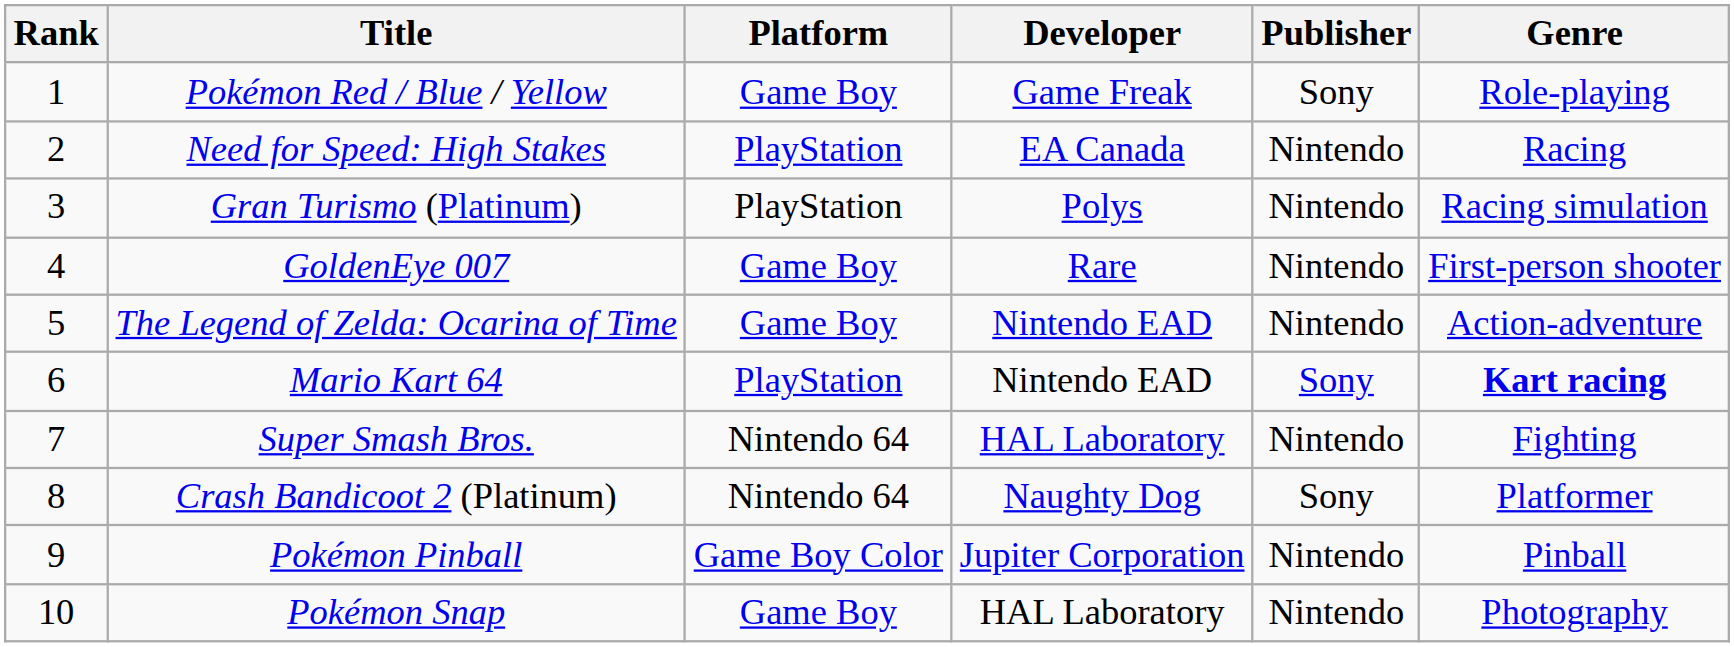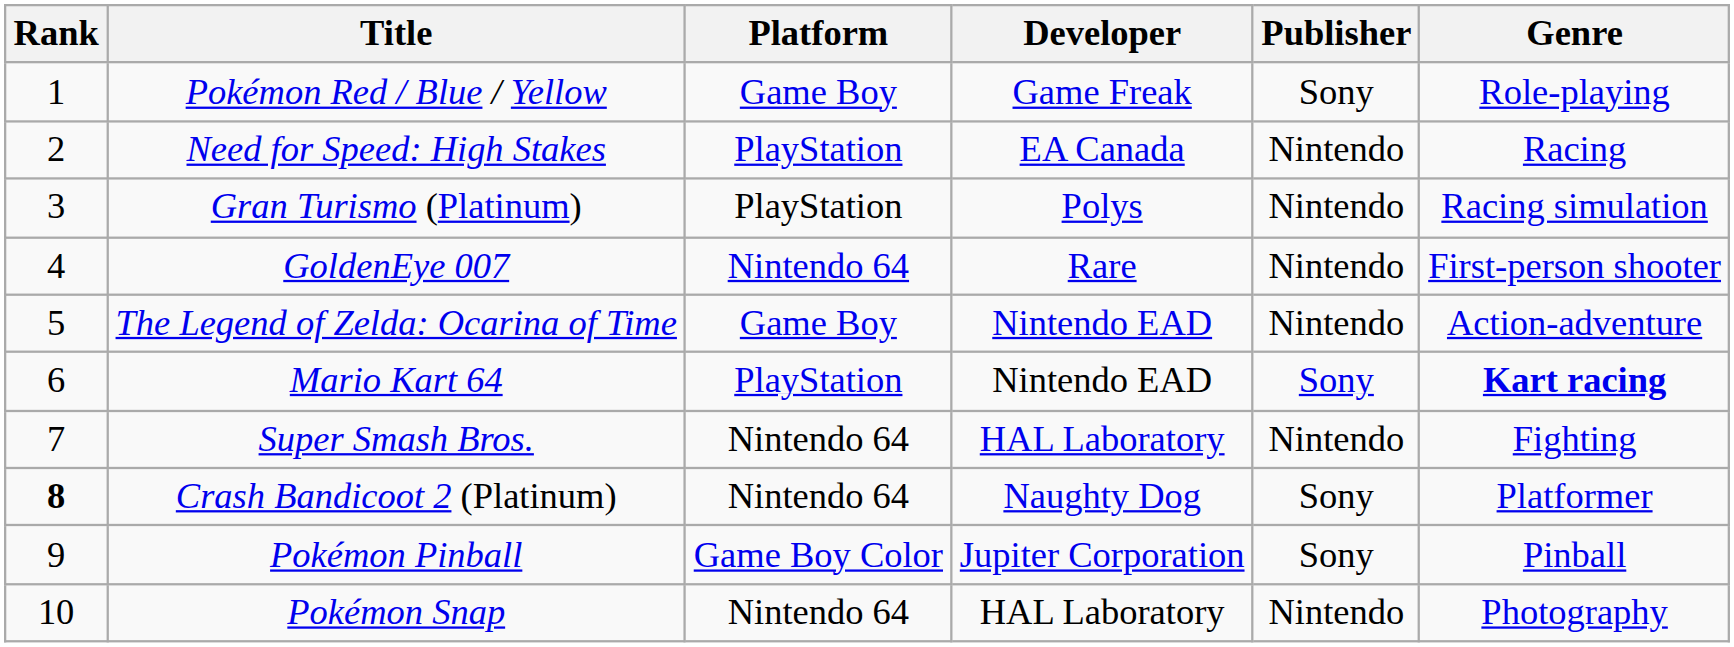(818, 264) Game Boy -> (818, 264) Nintendo 64
(56, 496) normal -> (56, 496) bold
(1336, 554) Nintendo -> (1336, 554) Sony
(818, 611) Game Boy -> (818, 611) Nintendo 64
